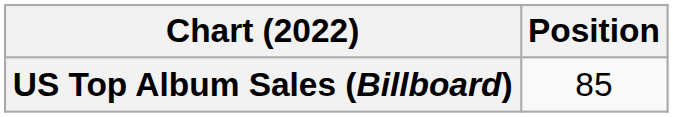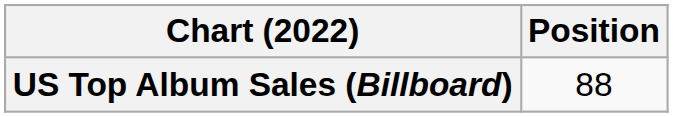(594, 84) 85 -> (594, 84) 88
